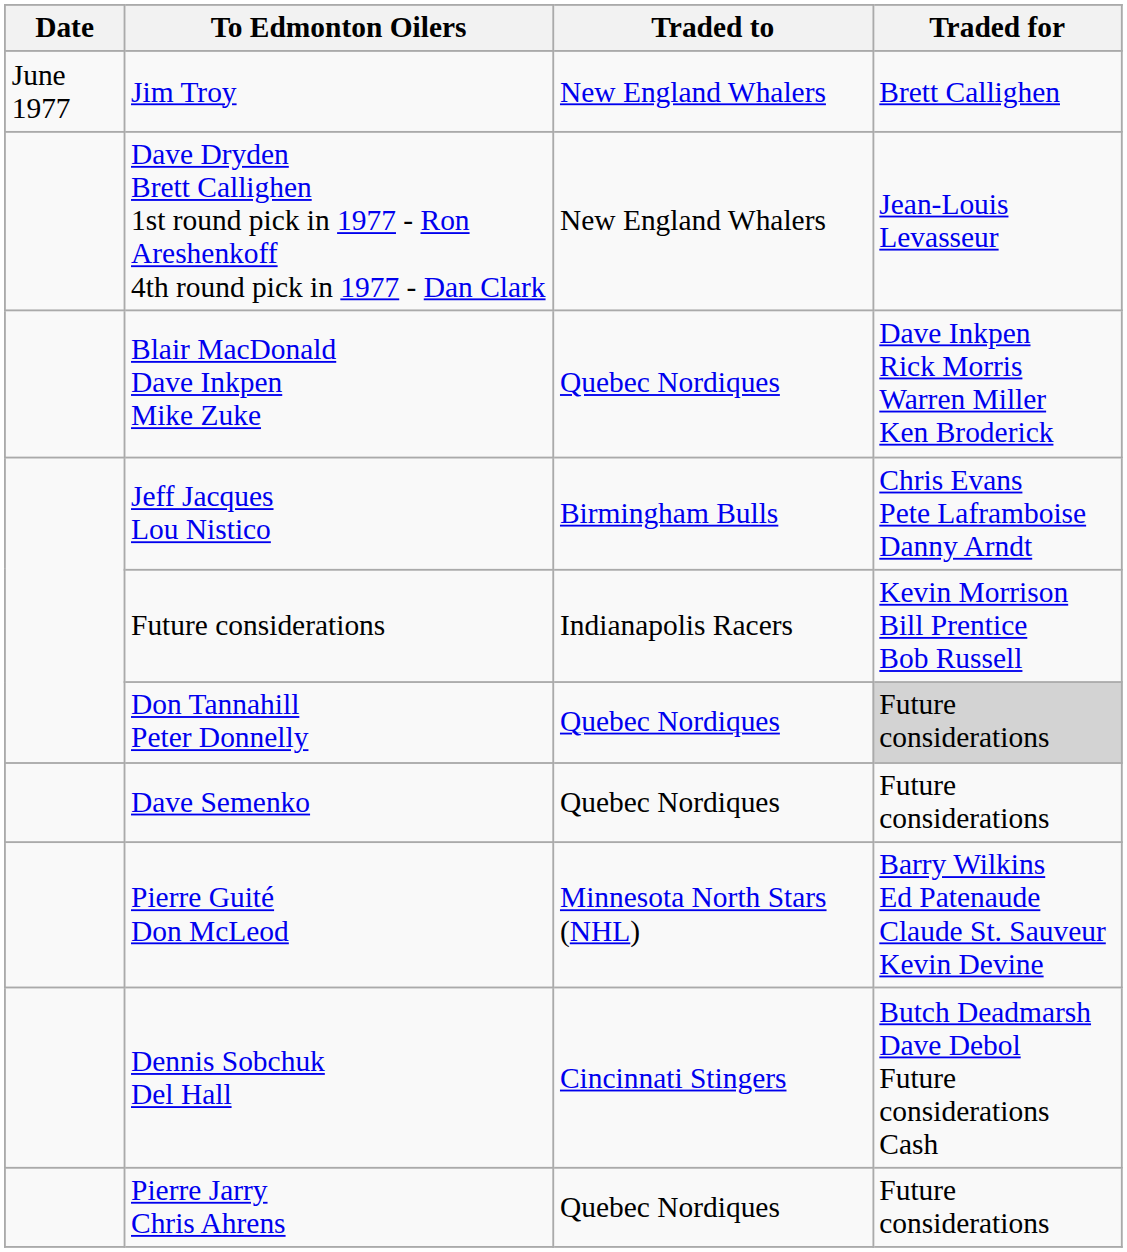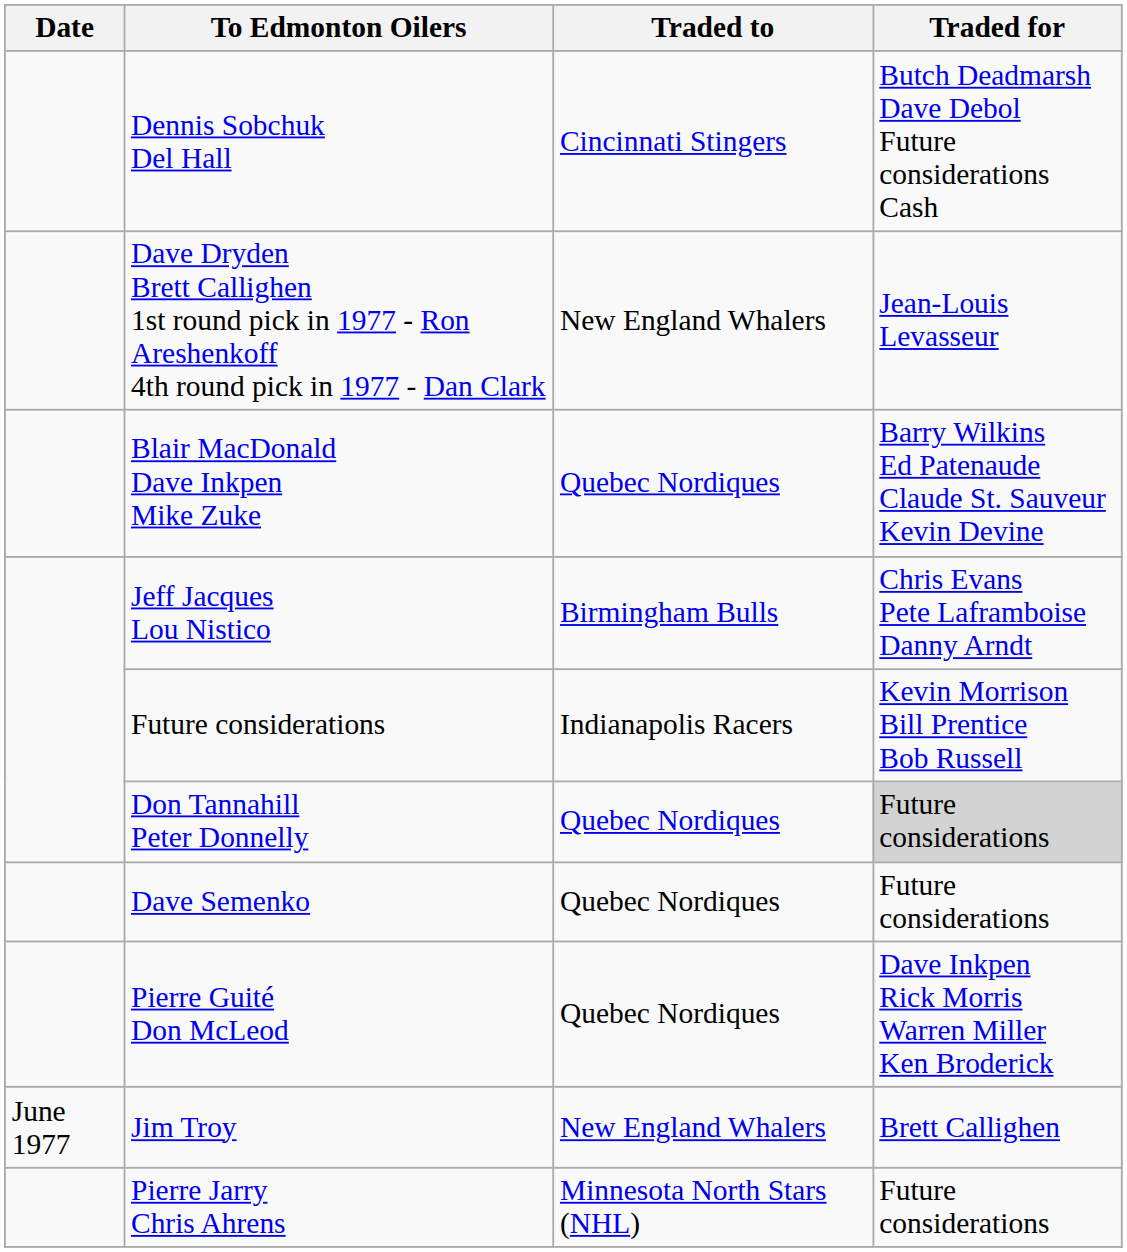rows swapped: (184, 91) <-> (228, 1077)
(966, 383) Dave Inkpen Rick Morris Warren Miller Ken Broderick -> (993, 482) Barry Wilkins Ed Patenaude Claude St. Sauveur Kevin Devine
(693, 914) Minnesota North Stars (NHL) -> (670, 1014) Quebec Nordiques
(993, 914) Barry Wilkins Ed Patenaude Claude St. Sauveur Kevin Devine -> (966, 1014) Dave Inkpen Rick Morris Warren Miller Ken Broderick
(670, 1206) Quebec Nordiques -> (693, 1206) Minnesota North Stars (NHL)
